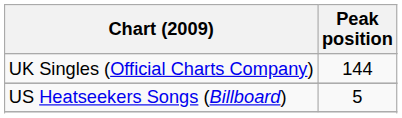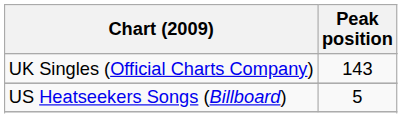(357, 68) 144 -> (357, 68) 143
